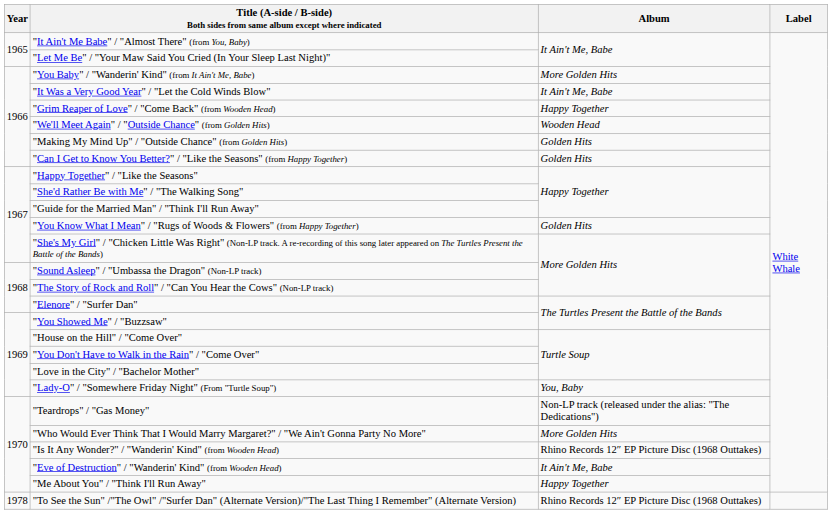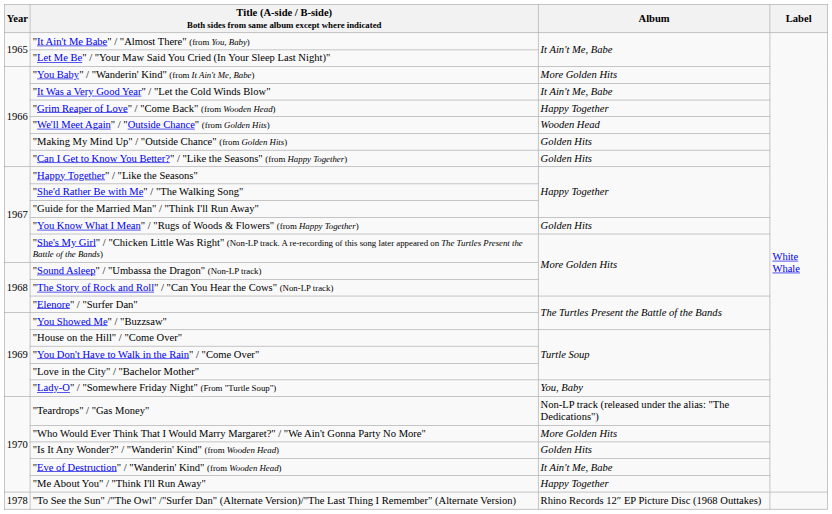(651, 450) Rhino Records 12″ EP Picture Disc (1968 Outtakes) -> (566, 450) Golden Hits
